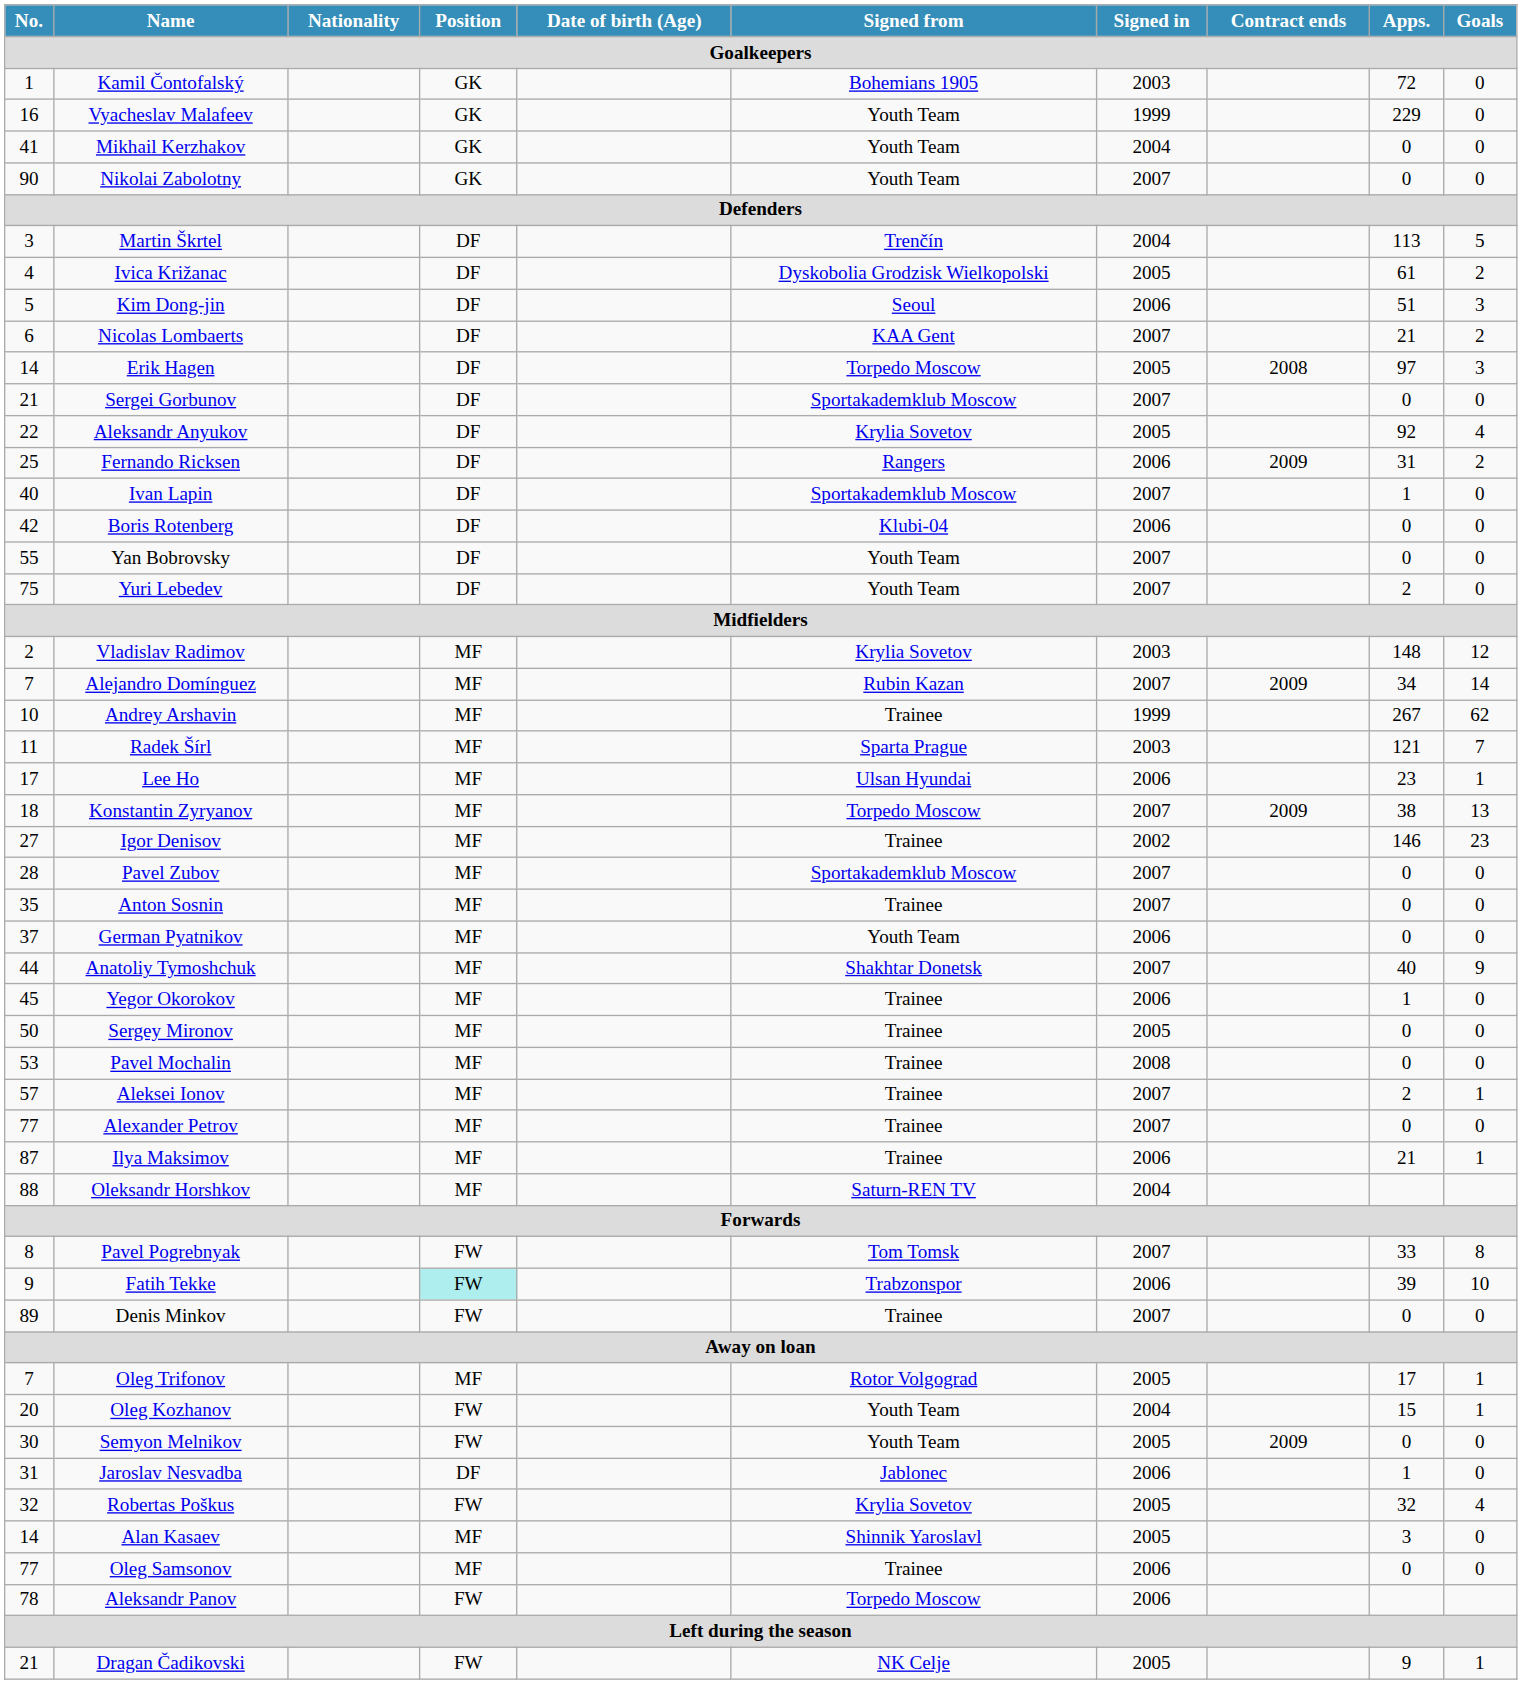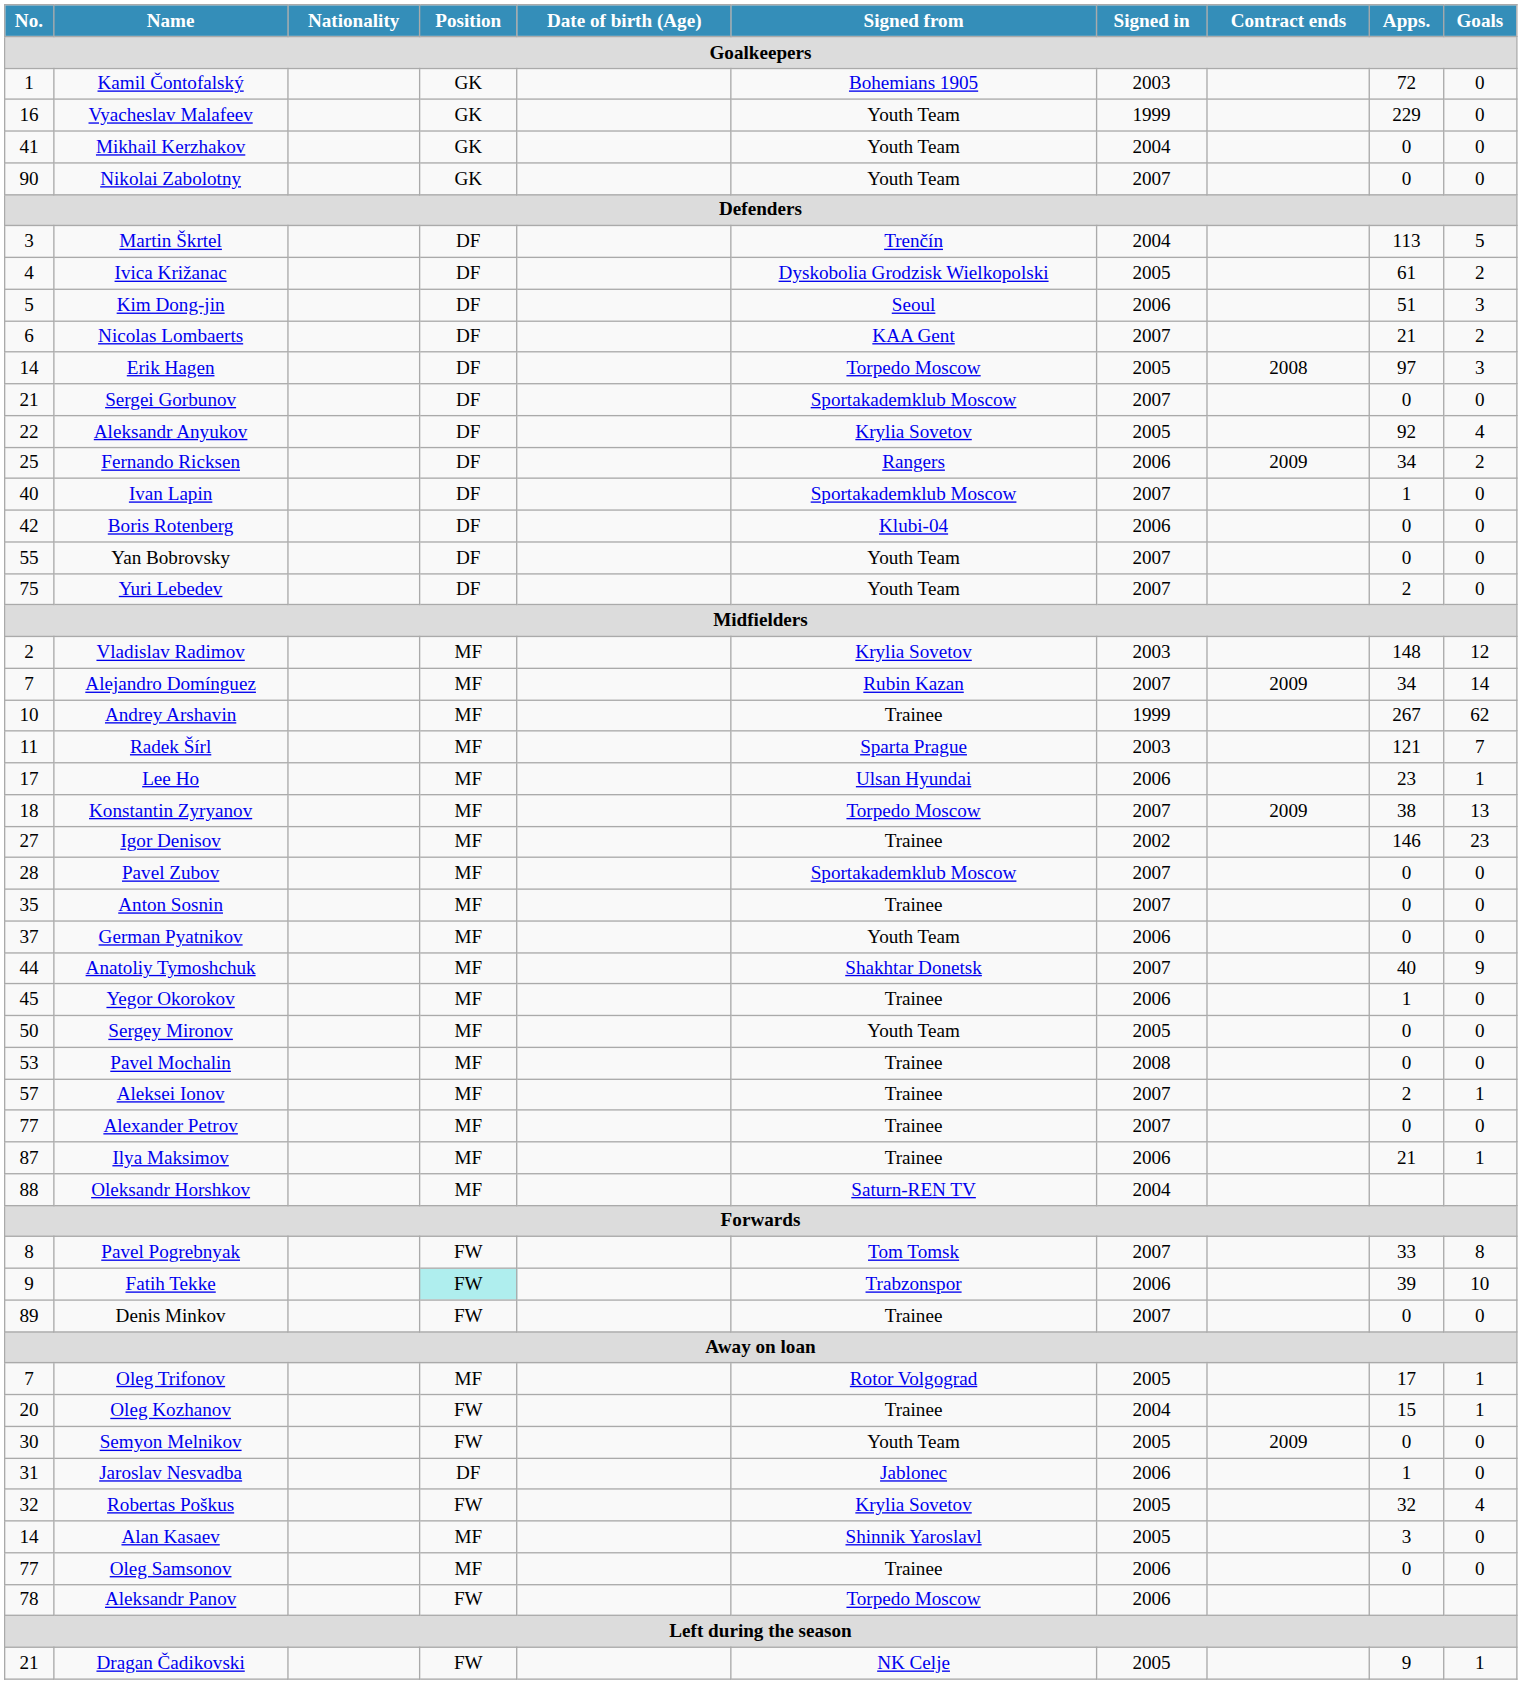(1407, 462) 31 -> (1407, 462) 34
(914, 1031) Trainee -> (914, 1031) Youth Team
(914, 1410) Youth Team -> (914, 1410) Trainee
